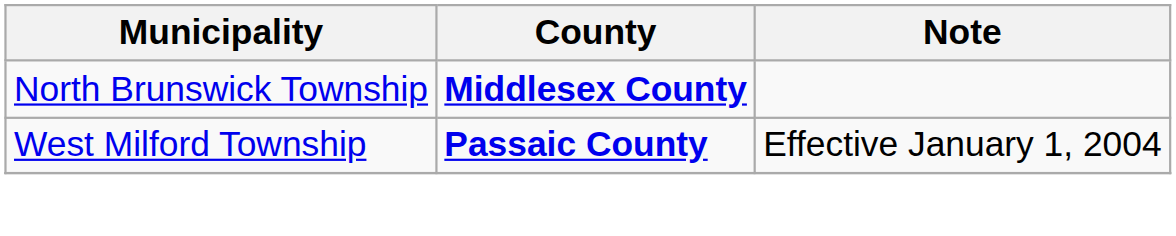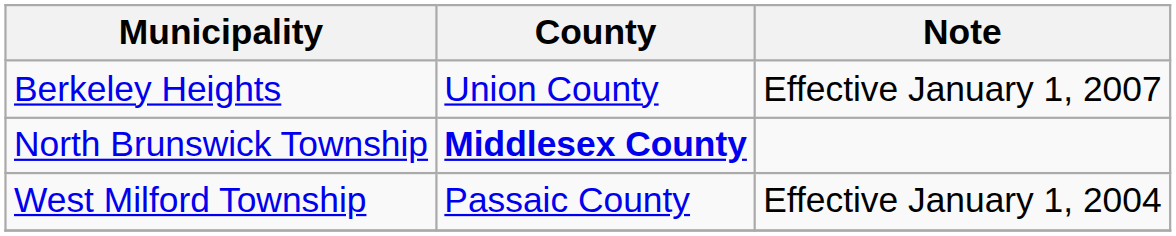+ row: (148, 88)
(576, 144) bold -> (567, 200) normal
